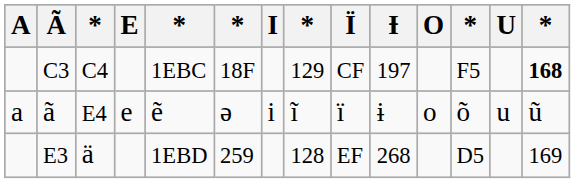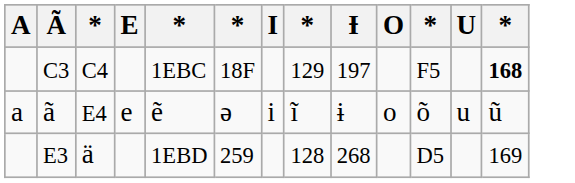- column: (350, 25)
